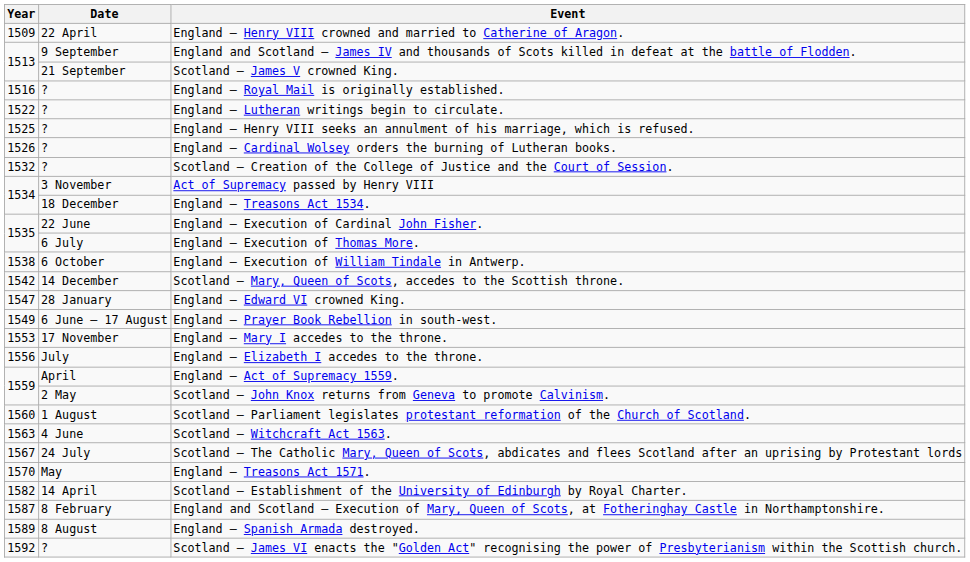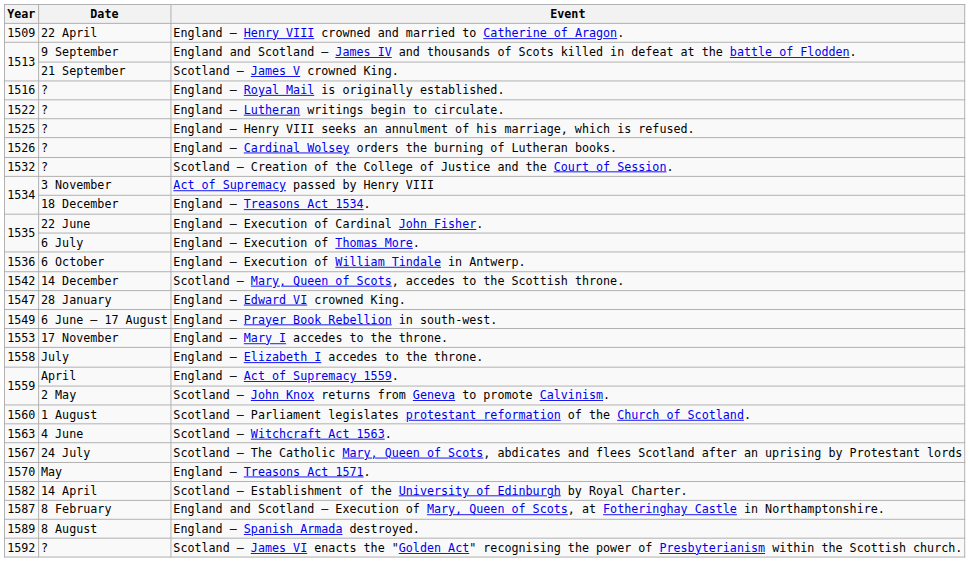(21, 262) 1538 -> (21, 262) 1536
(21, 357) 1556 -> (21, 357) 1558
